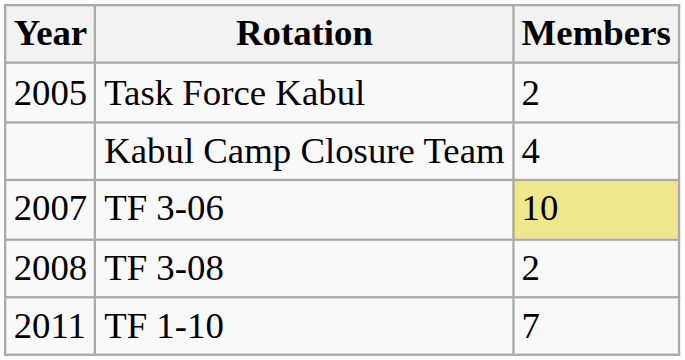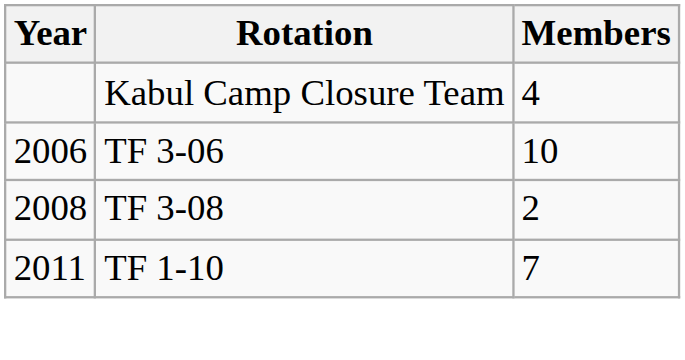- row: (235, 92)
(50, 208) 2007 -> (50, 150) 2006
(540, 208) khaki background -> (540, 150) no background
